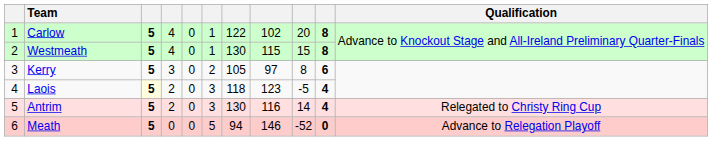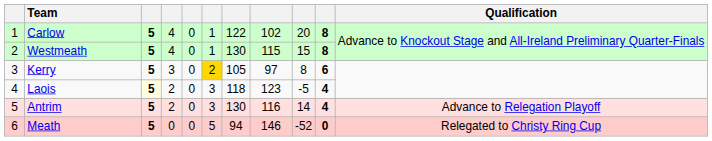(212, 70) no background -> (212, 70) gold background
(521, 107) Relegated to Christy Ring Cup -> (521, 107) Advance to Relegation Playoff
(521, 126) Advance to Relegation Playoff -> (521, 126) Relegated to Christy Ring Cup
